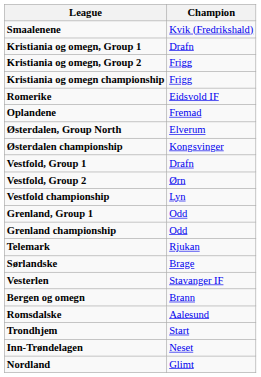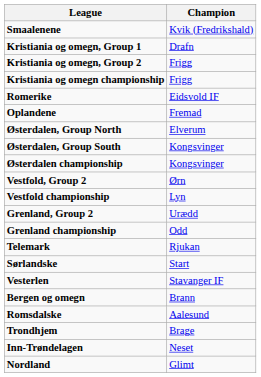+ row: (64, 146)
- row: (47, 163)
- row: (50, 213)
+ row: (50, 213)
(182, 264) Brage -> (179, 264) Start
(179, 331) Start -> (182, 331) Brage
